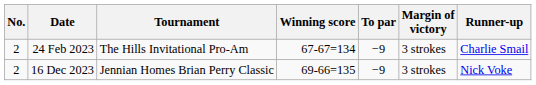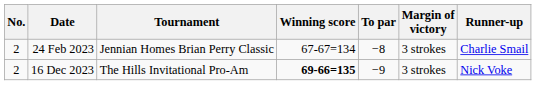(174, 49) The Hills Invitational Pro-Am -> (187, 49) Jennian Homes Brian Perry Classic
(379, 49) −9 -> (379, 49) −8
(187, 70) Jennian Homes Brian Perry Classic -> (174, 70) The Hills Invitational Pro-Am
(328, 70) normal -> (328, 70) bold
